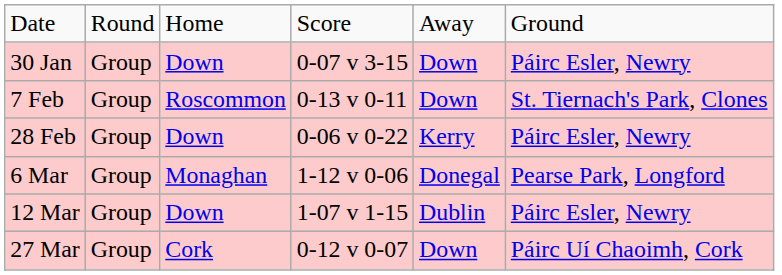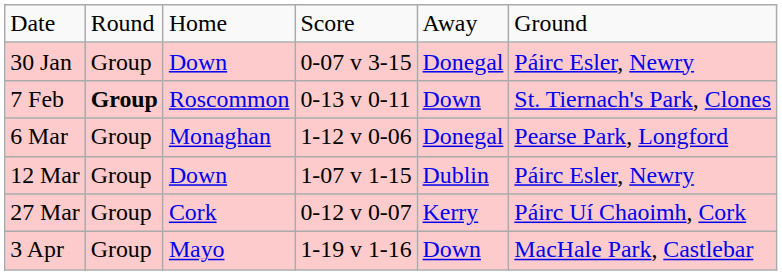(448, 61) Down -> (463, 61) Donegal
(121, 99) normal -> (124, 99) bold
- row: (43, 136)
(448, 250) Down -> (450, 212) Kerry
+ row: (37, 250)
